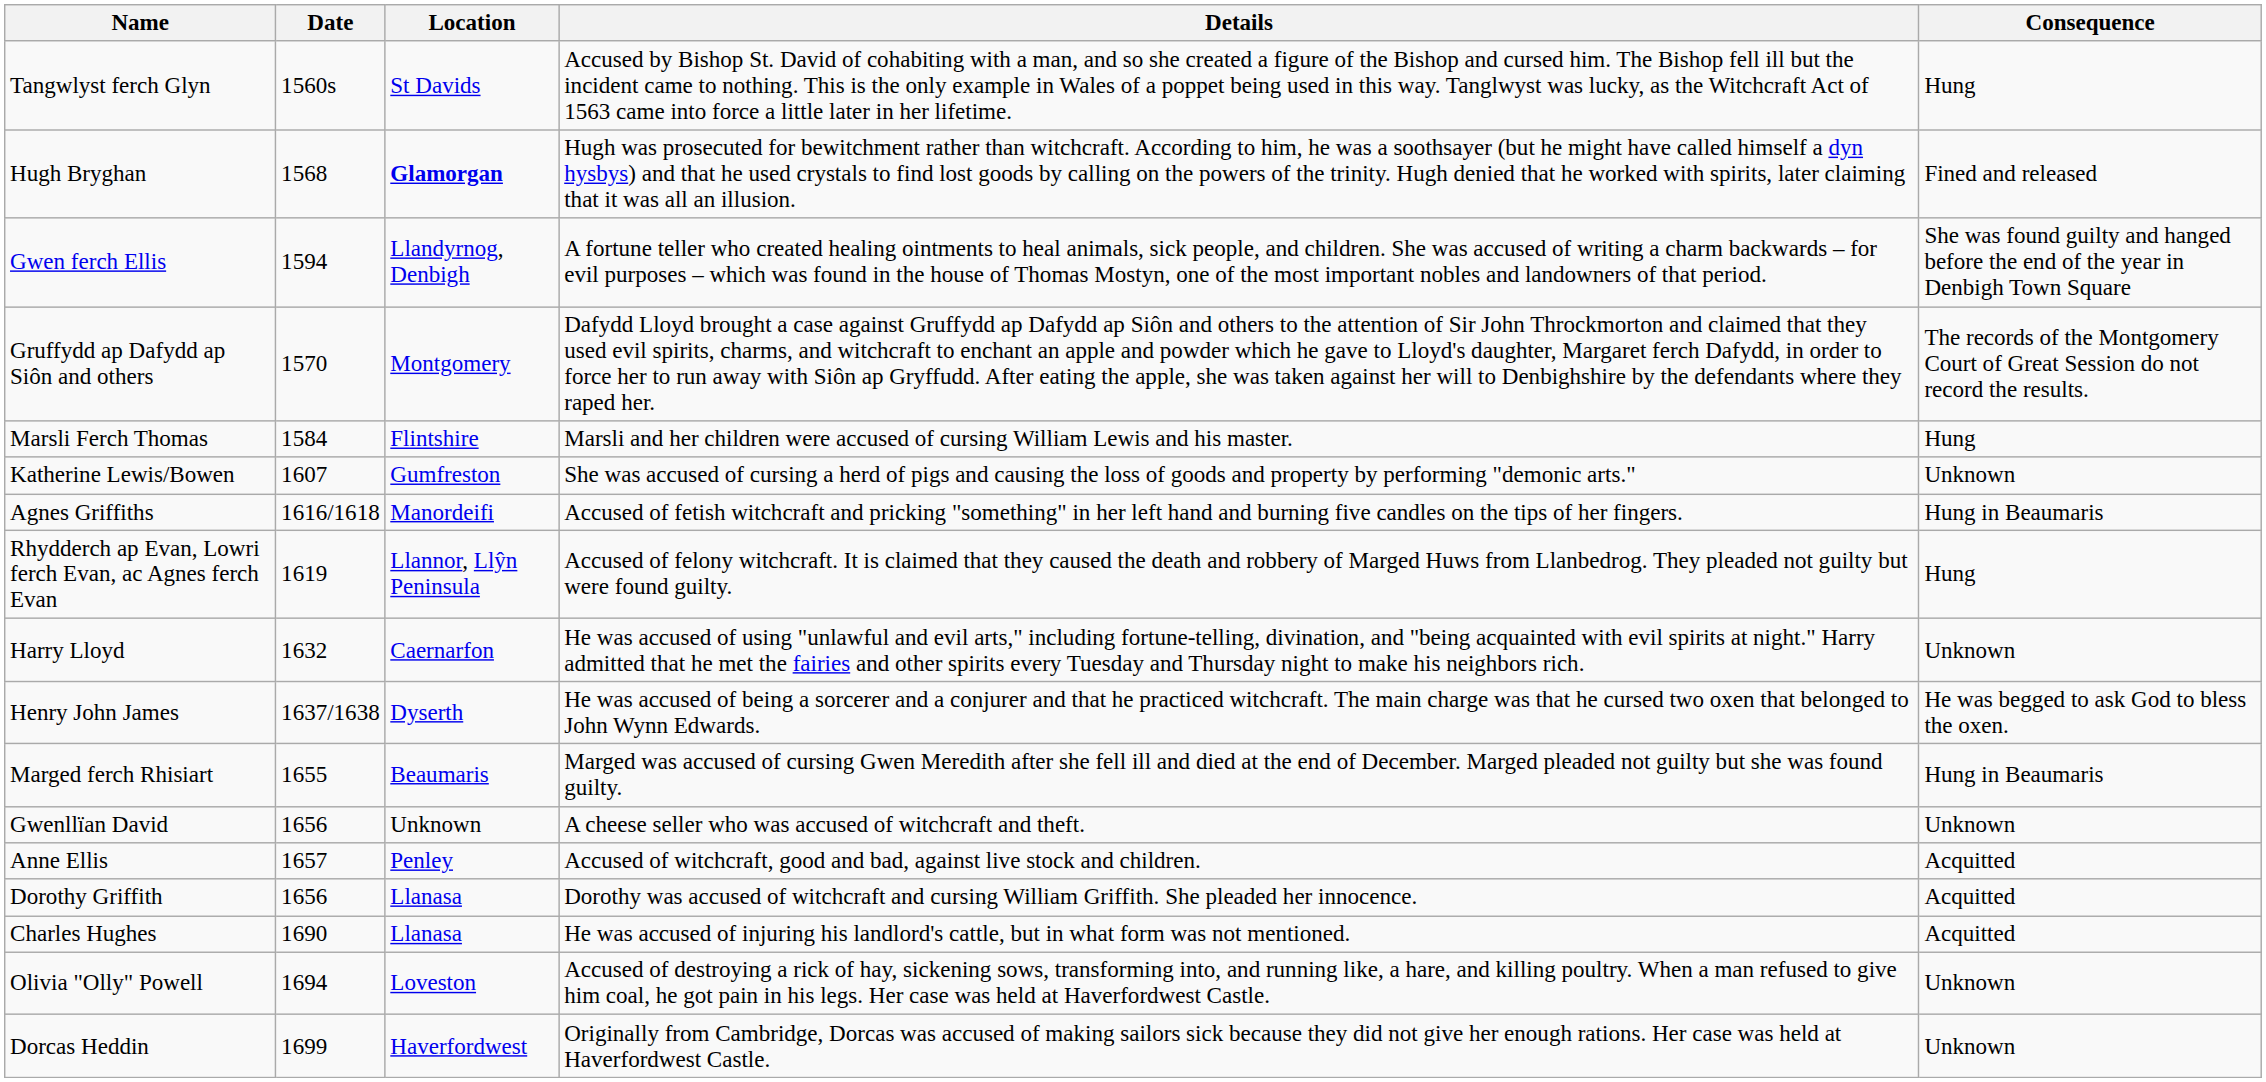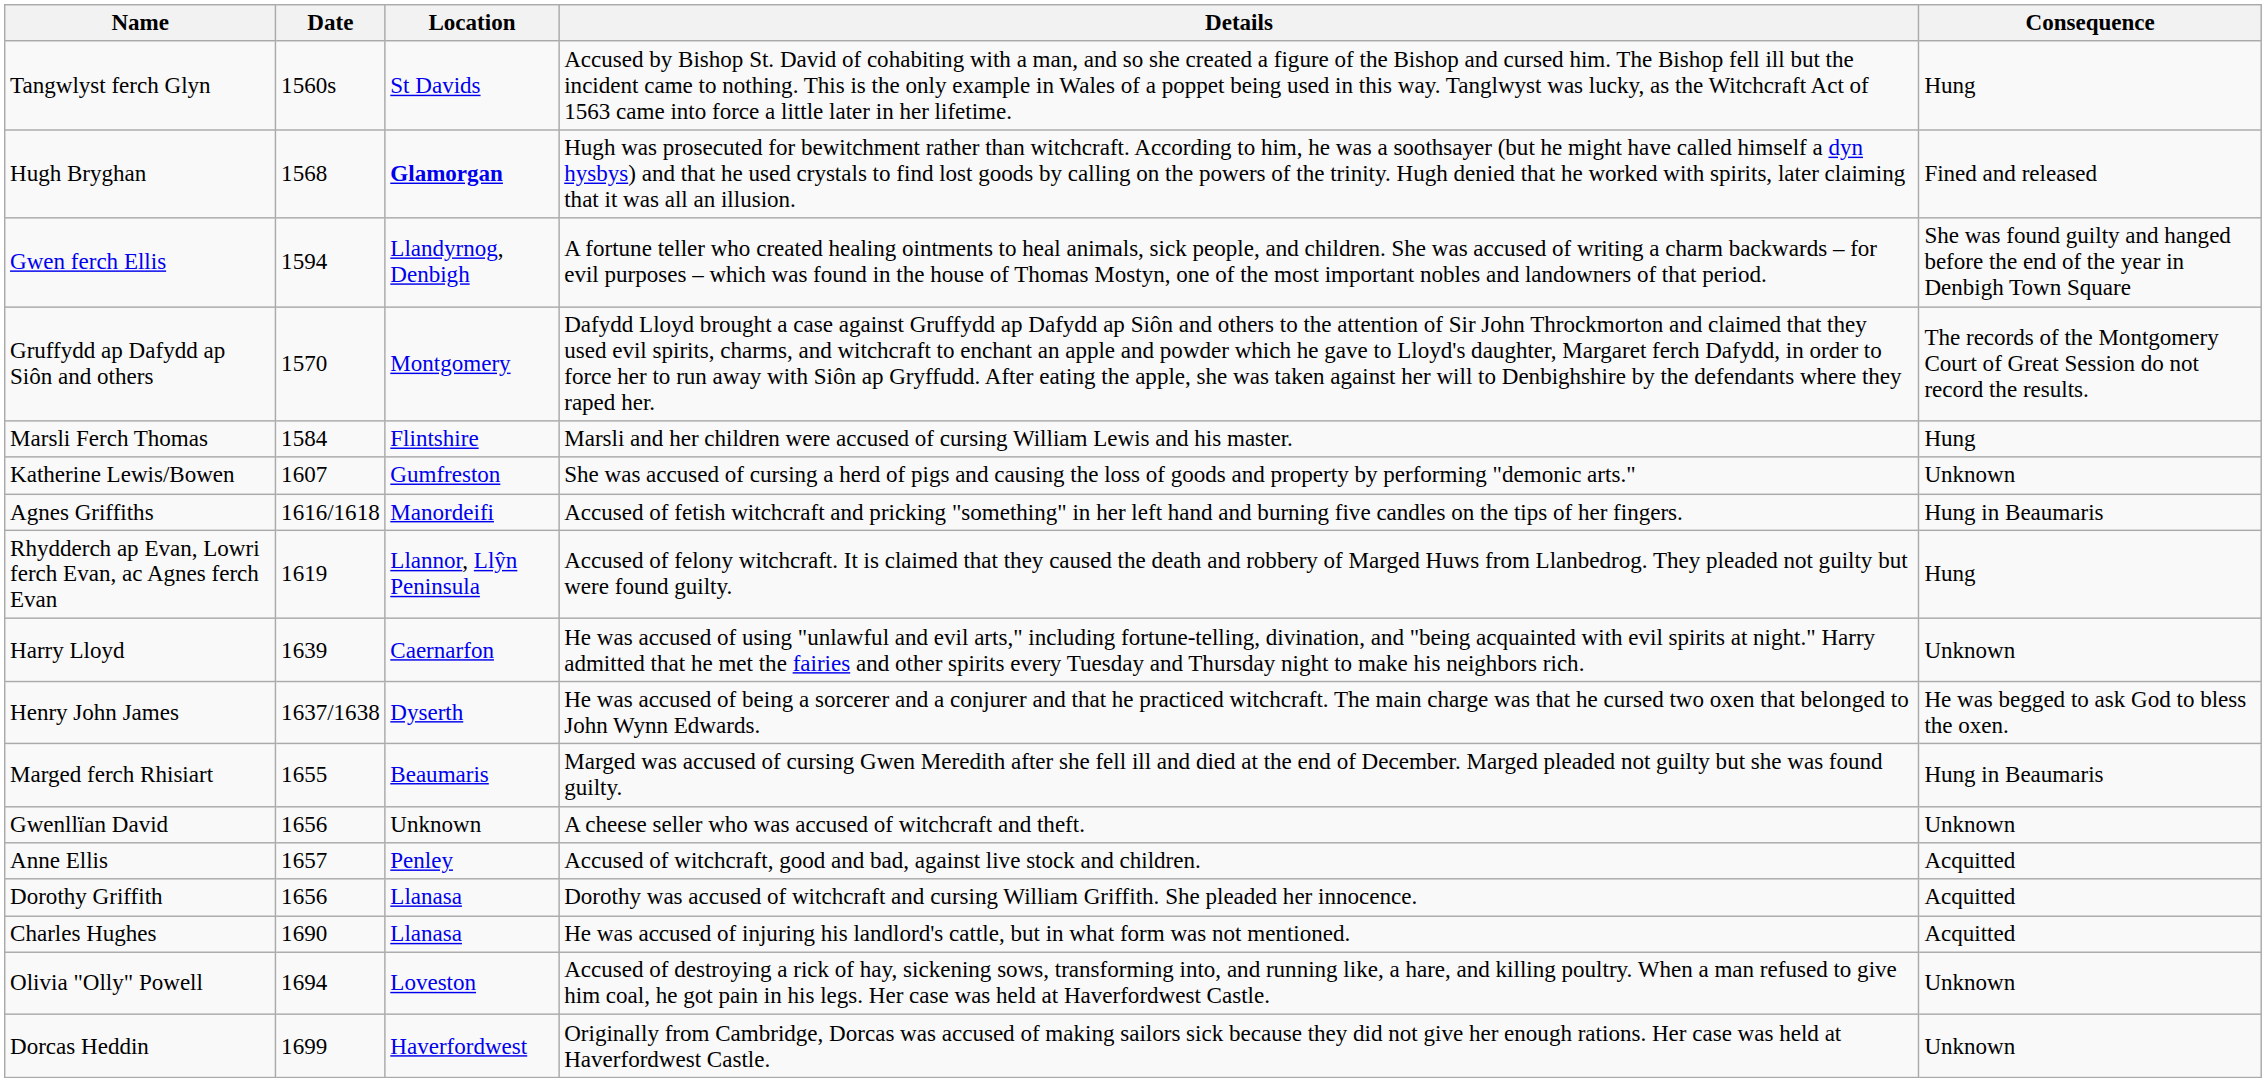(304, 649) 1632 -> (304, 649) 1639
